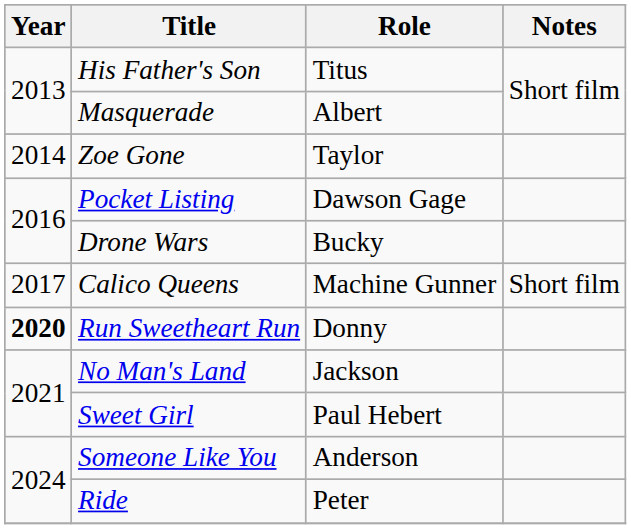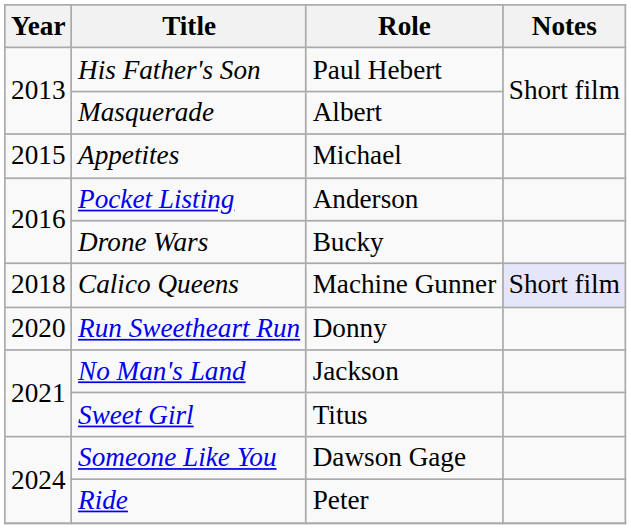(340, 69) Titus -> (377, 69) Paul Hebert
- row: (131, 155)
+ row: (129, 155)
(389, 198) Dawson Gage -> (366, 198) Anderson
(38, 284) 2017 -> (38, 284) 2018
(564, 284) no background -> (564, 284) lavender background
(38, 328) bold -> (38, 328) normal
(377, 414) Paul Hebert -> (340, 414) Titus
(366, 457) Anderson -> (389, 457) Dawson Gage
